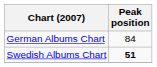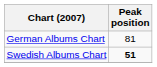(130, 39) 84 -> (130, 39) 81
